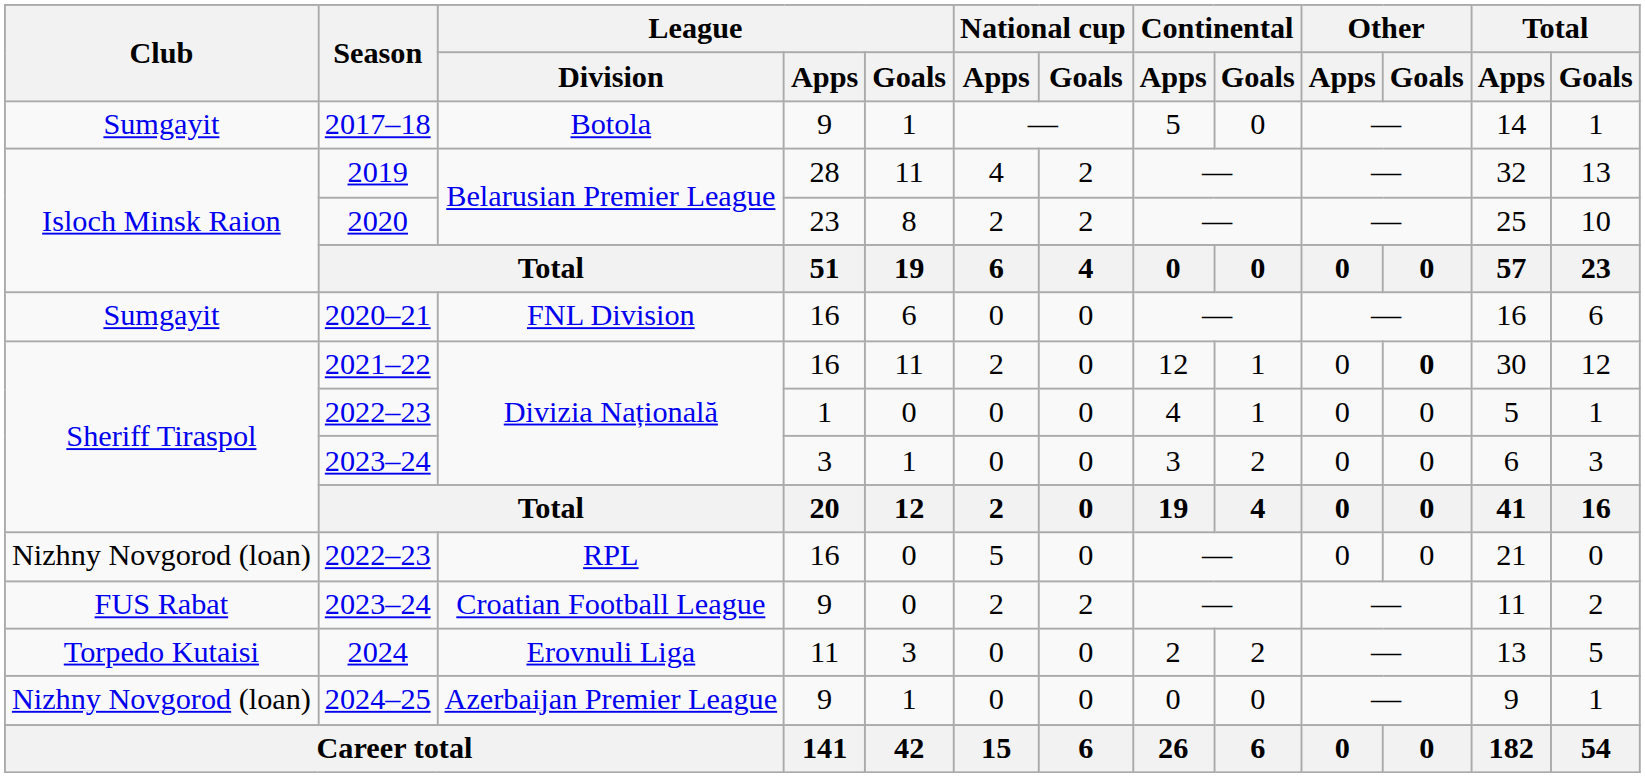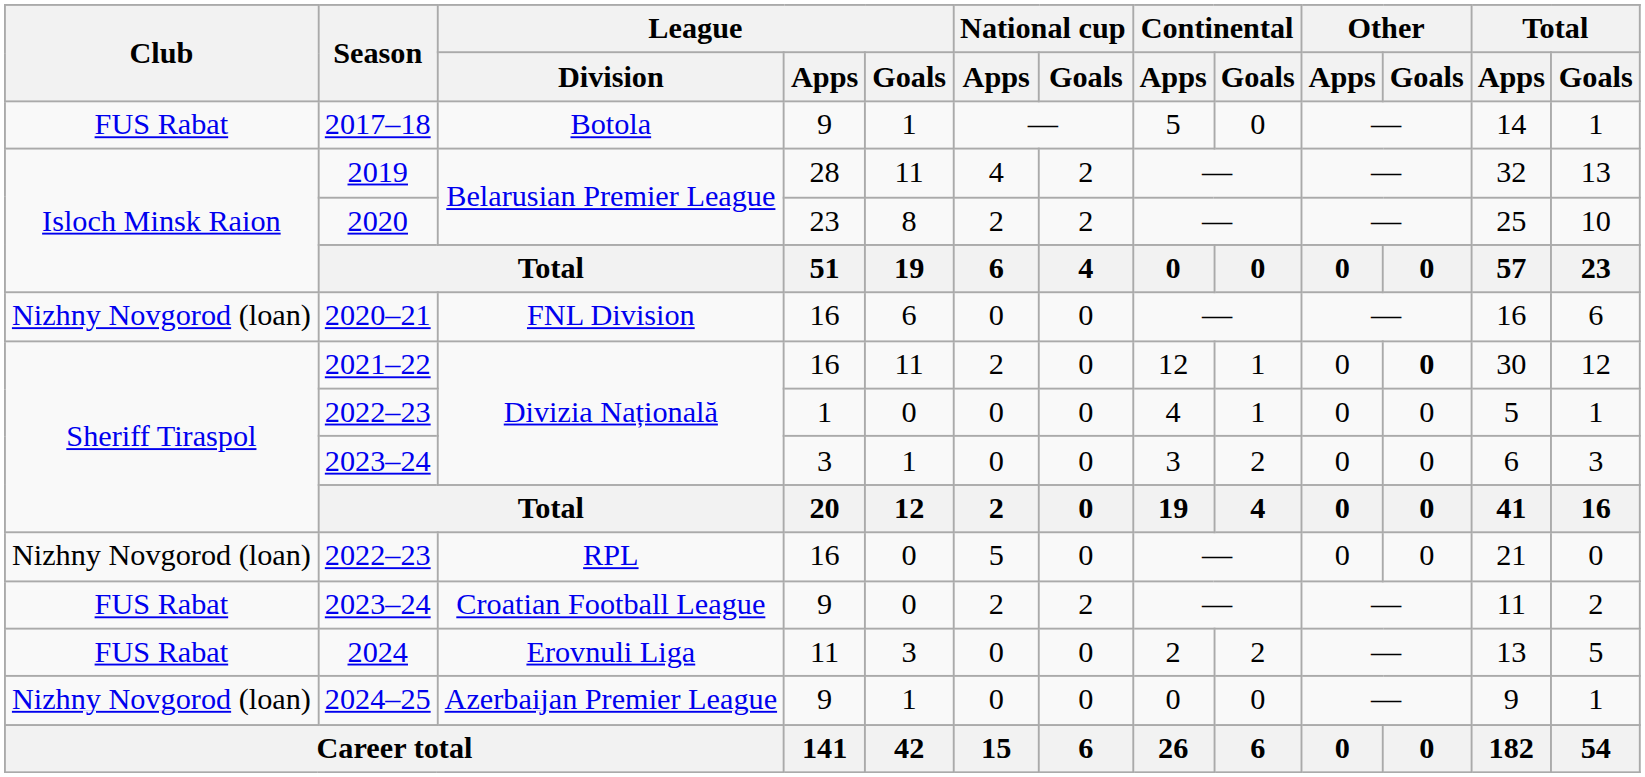(161, 124) Sumgayit -> (161, 124) FUS Rabat
(161, 316) Sumgayit -> (161, 316) Nizhny Novgorod (loan)
(161, 651) Torpedo Kutaisi -> (161, 651) FUS Rabat
